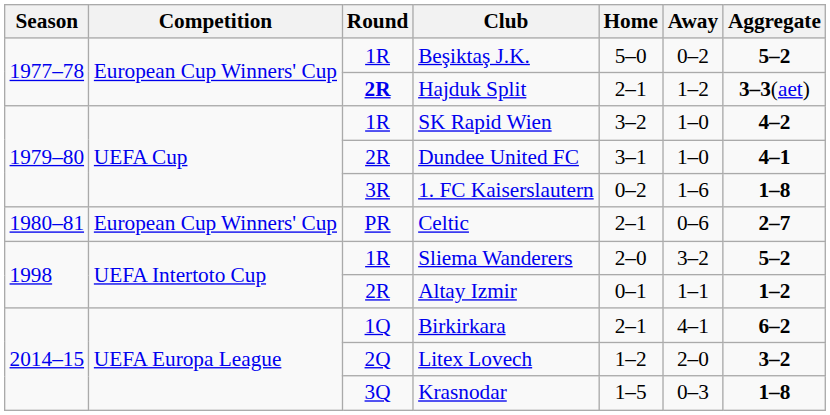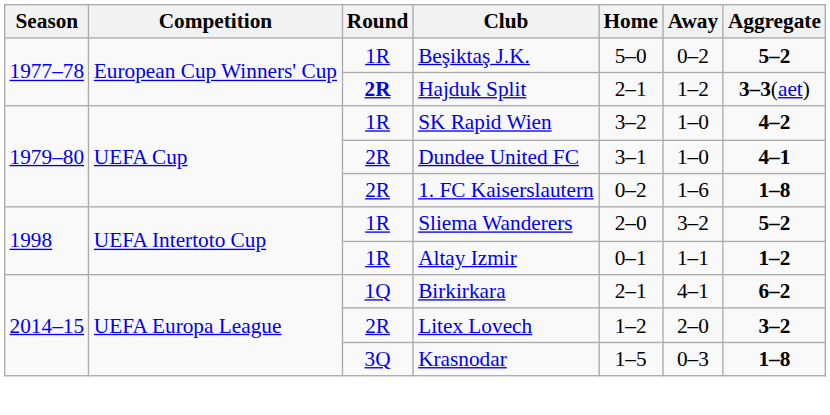(378, 190) 3R -> (378, 190) 2R
- row: (444, 223)
(378, 291) 2R -> (378, 257) 1R
(378, 358) 2Q -> (378, 325) 2R
